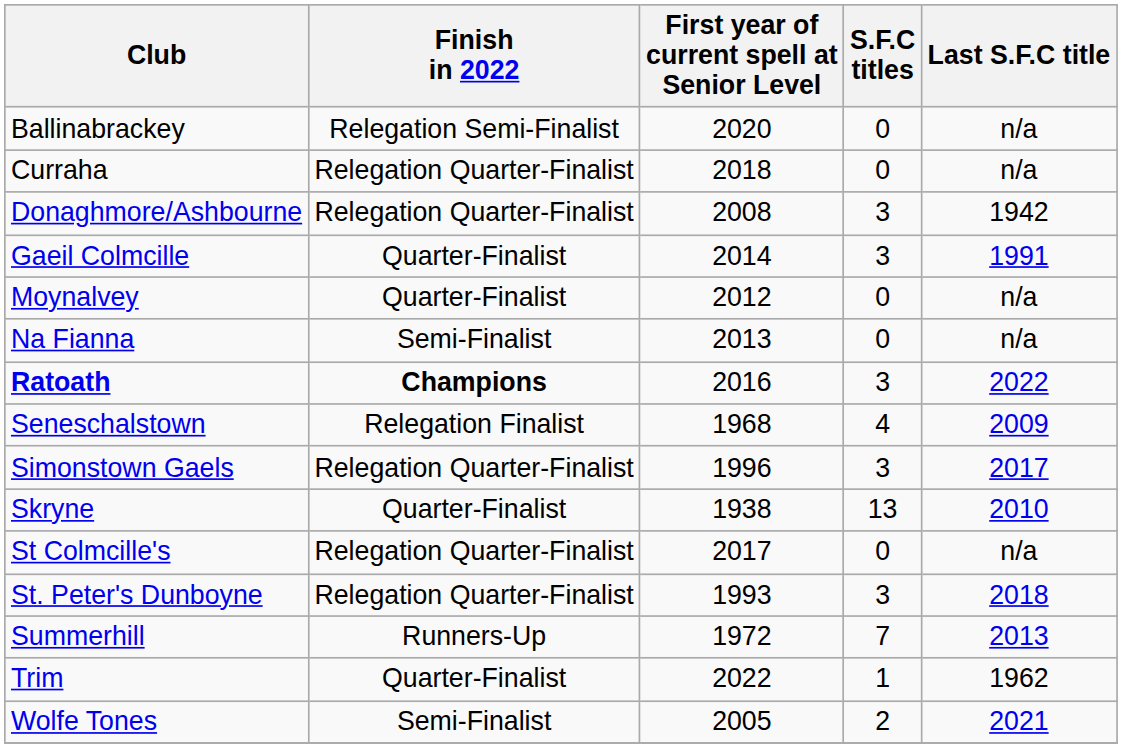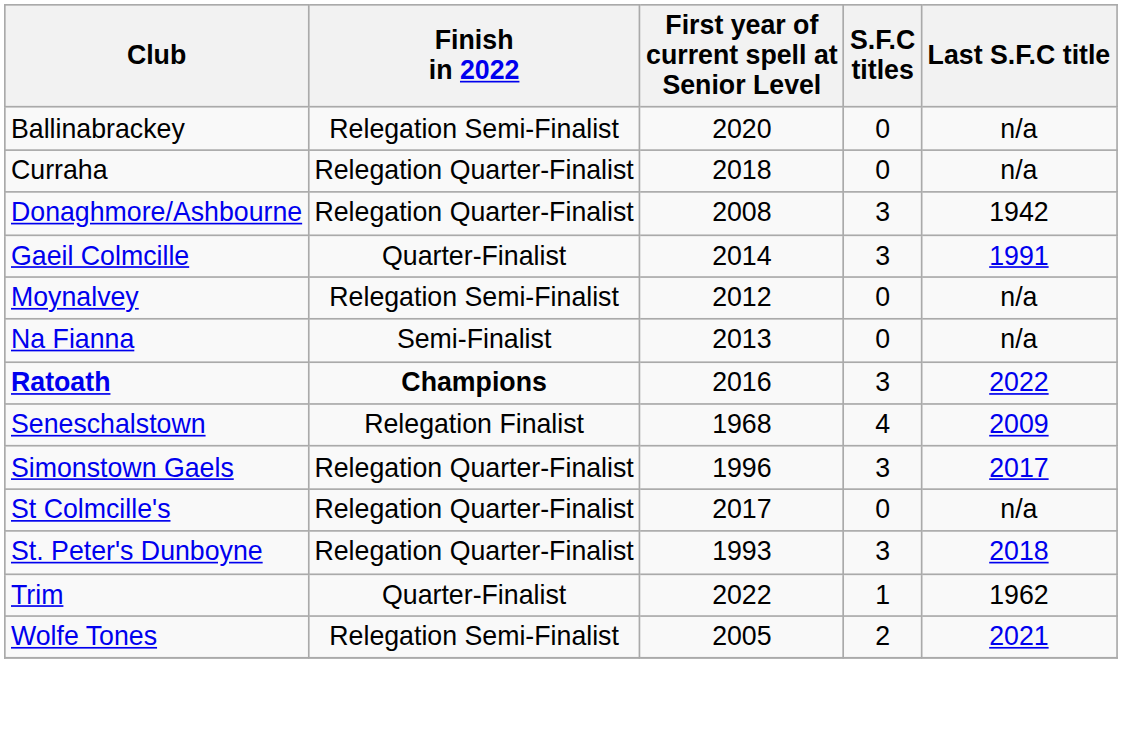(474, 297) Quarter-Finalist -> (474, 297) Relegation Semi-Finalist
- row: (53, 509)
- row: (78, 636)
(474, 721) Semi-Finalist -> (474, 636) Relegation Semi-Finalist
